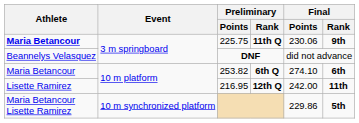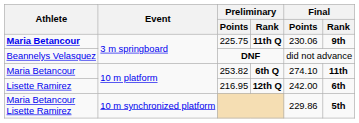(338, 71) 6th -> (338, 71) 11th
(338, 86) 11th -> (338, 86) 6th
